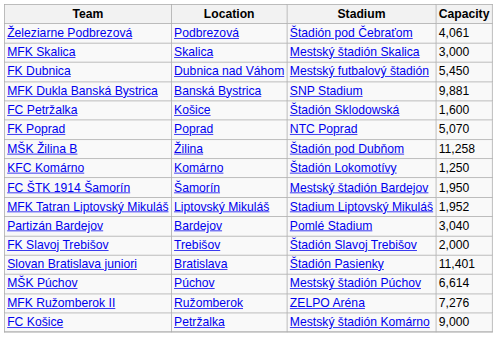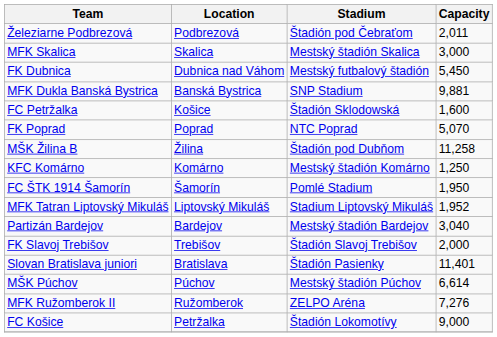(454, 33) 4,061 -> (454, 33) 2,011
(343, 168) Štadión Lokomotívy -> (360, 168) Mestský štadión Komárno
(359, 187) Mestský štadión Bardejov -> (331, 187) Pomlé Stadium
(331, 226) Pomlé Stadium -> (359, 226) Mestský štadión Bardejov
(360, 322) Mestský štadión Komárno -> (343, 322) Štadión Lokomotívy
